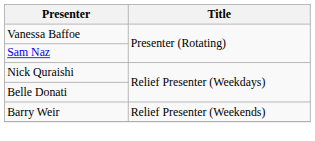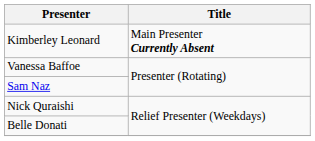+ row: (54, 41)
- row: (33, 112)
